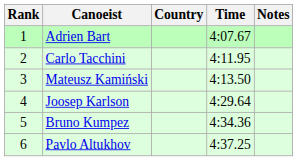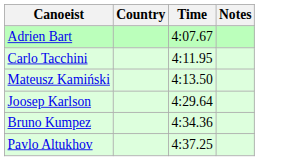- column: (23, 15)
